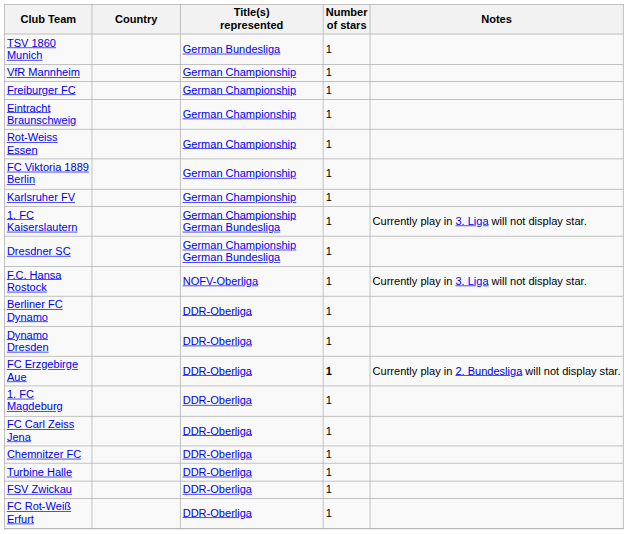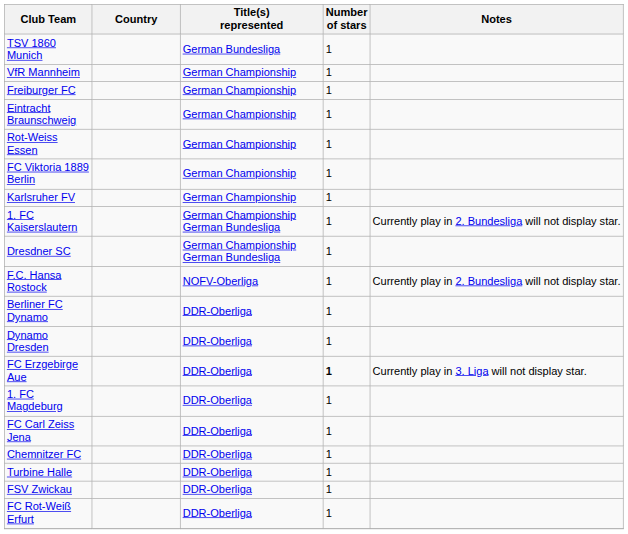(480, 221) Currently play in 3. Liga will not display star. -> (497, 221) Currently play in 2. Bundesliga will not display star.
(480, 281) Currently play in 3. Liga will not display star. -> (497, 281) Currently play in 2. Bundesliga will not display star.
(497, 371) Currently play in 2. Bundesliga will not display star. -> (480, 371) Currently play in 3. Liga will not display star.
